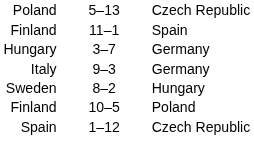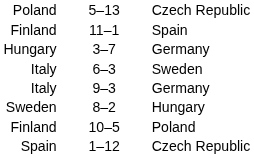+ row: (104, 69)
